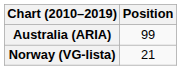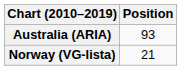(148, 34) 99 -> (148, 34) 93
